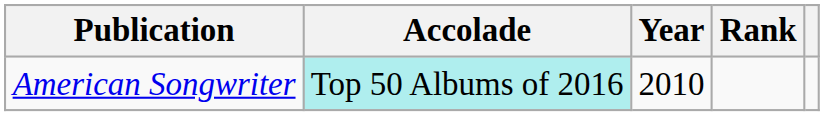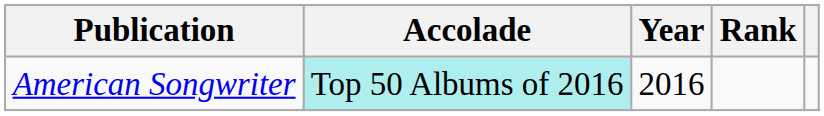(672, 82) 2010 -> (672, 82) 2016
